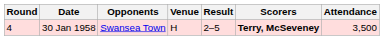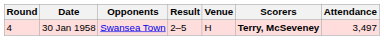columns swapped: (185, 12) <-> (218, 12)
(365, 27) 3,500 -> (365, 27) 3,497
